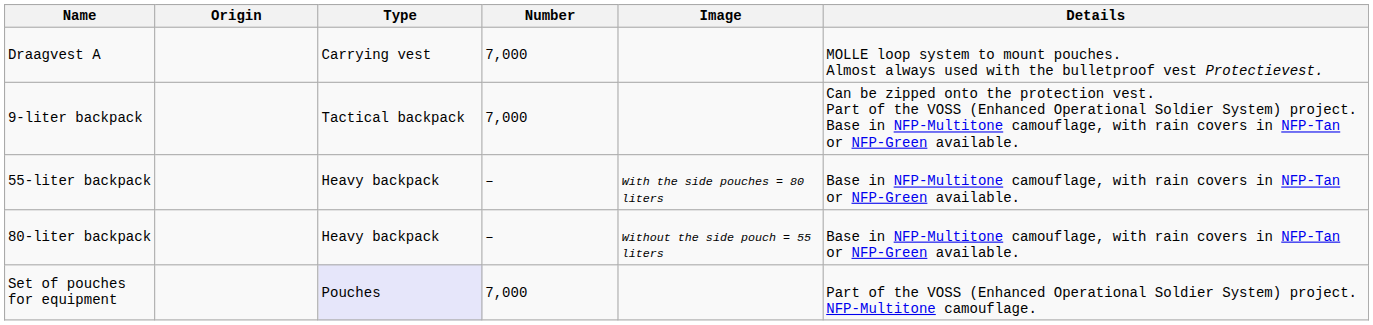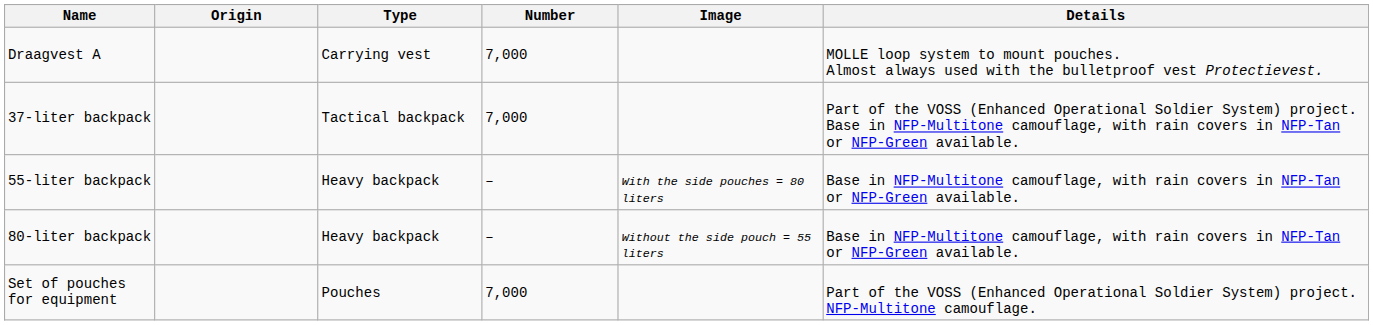- row: (75, 118)
+ row: (79, 118)
(351, 292) lavender background -> (351, 292) no background
